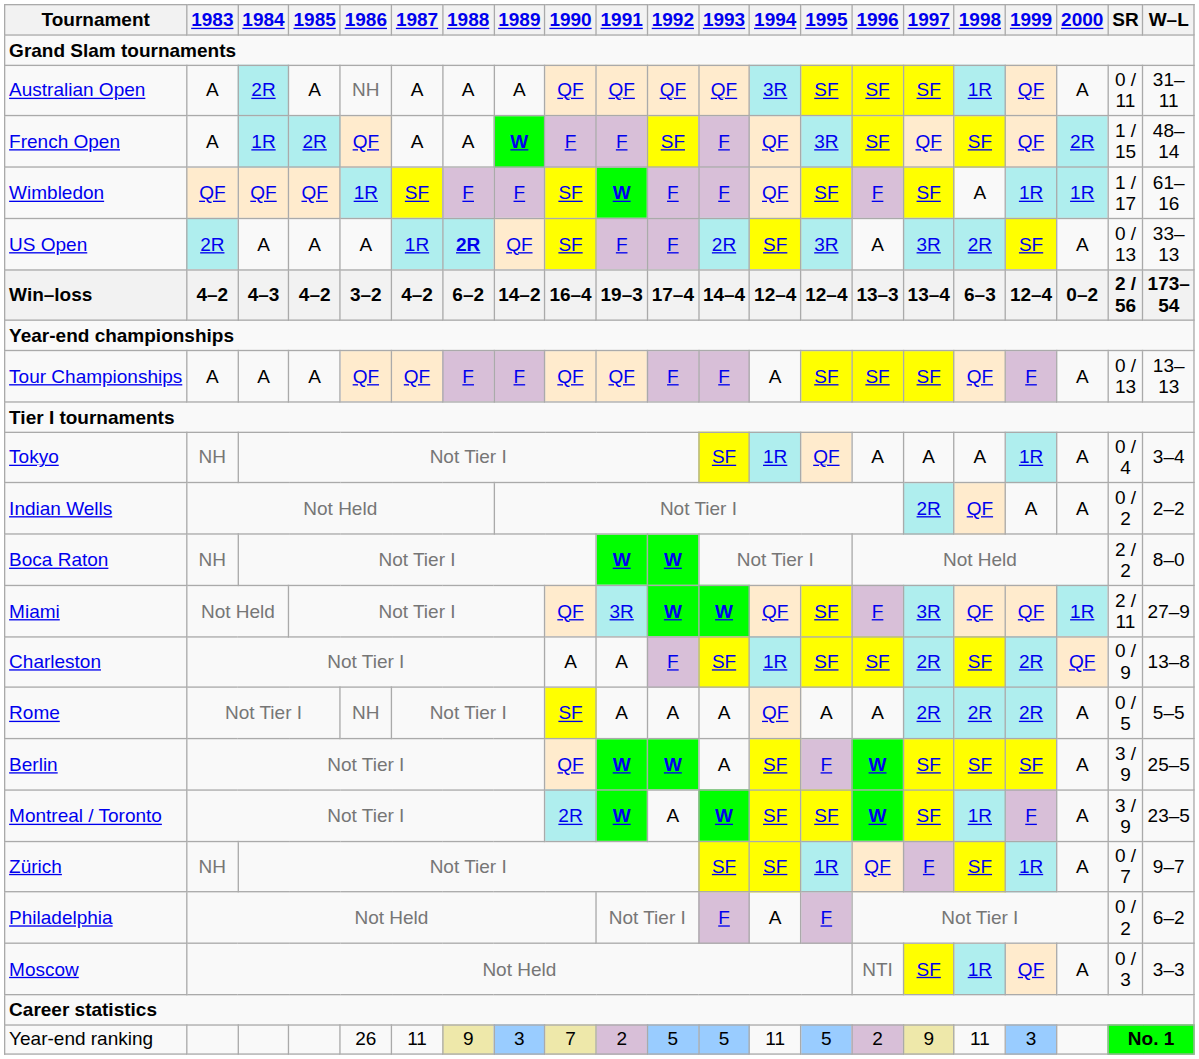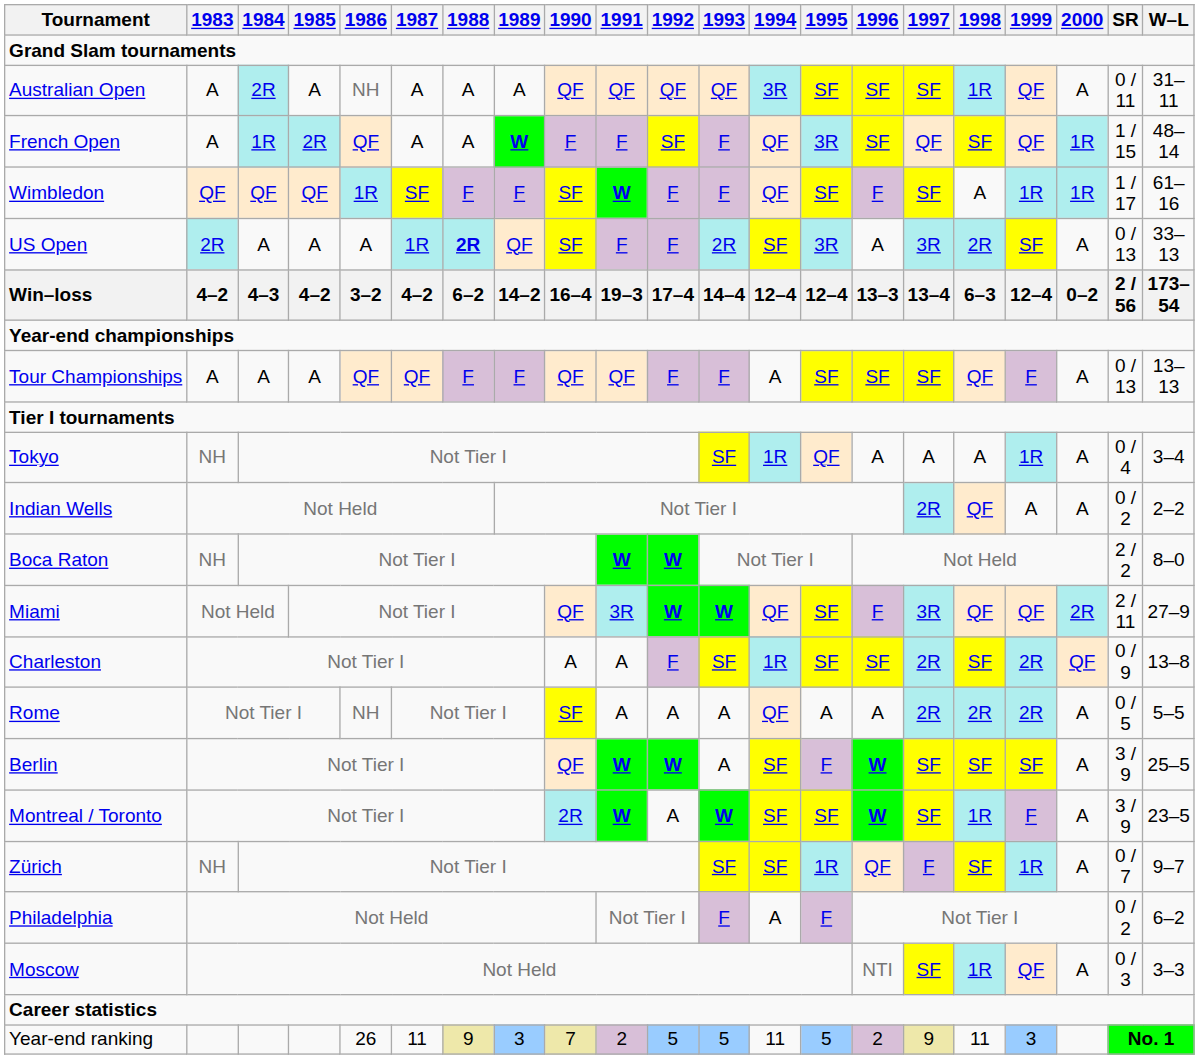(1082, 142) 2R -> (1082, 142) 1R
(1082, 611) 1R -> (1082, 611) 2R
